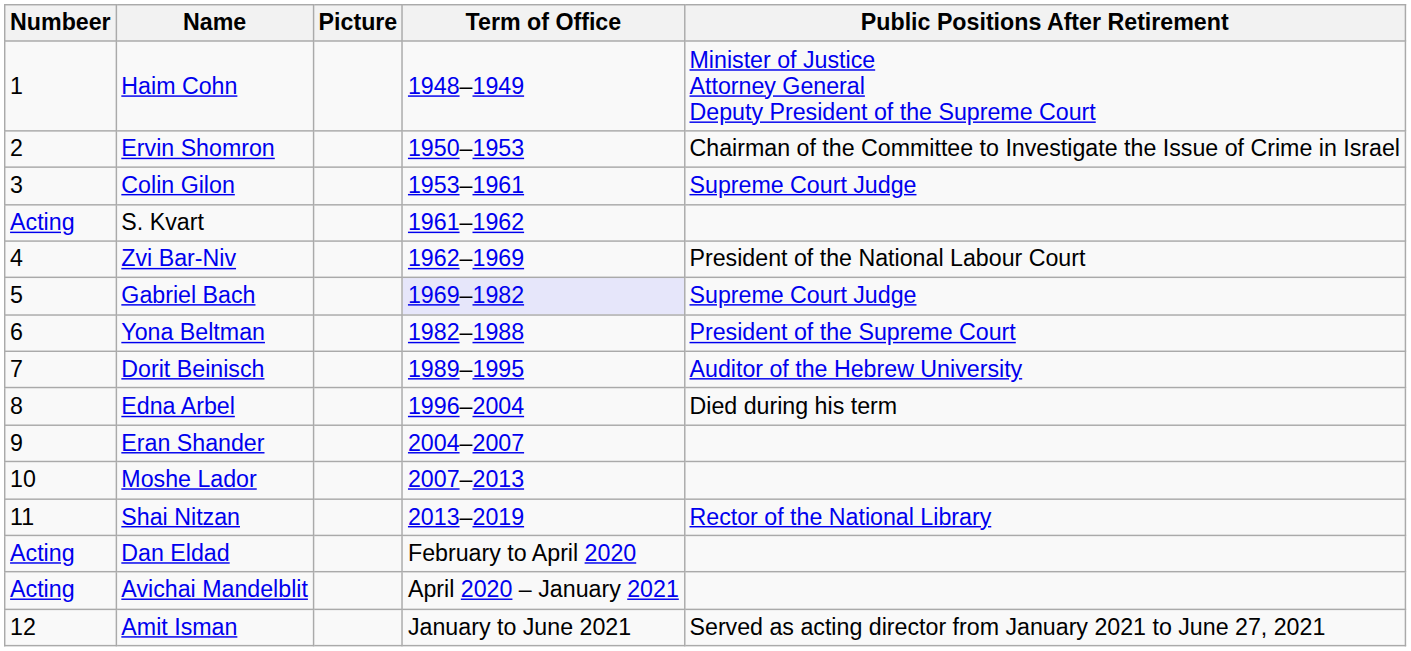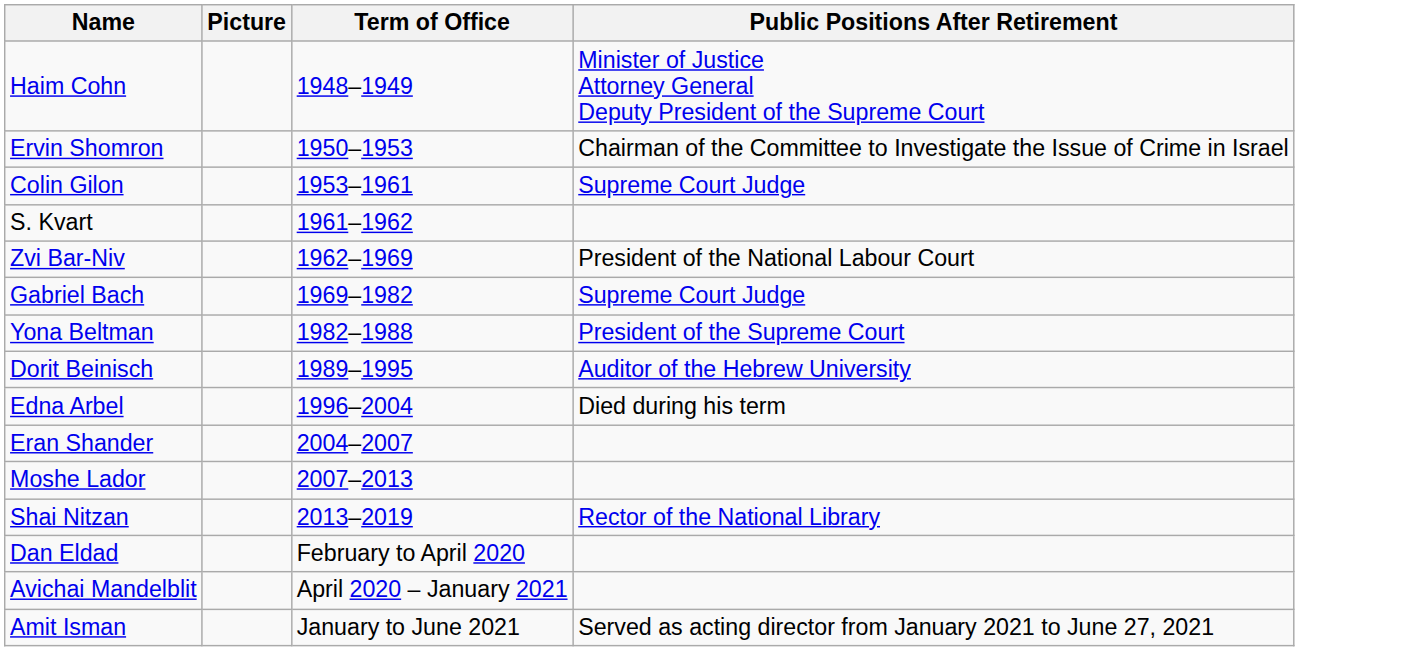- column: (60, 22)
(466, 295) lavender background -> (355, 295) no background
